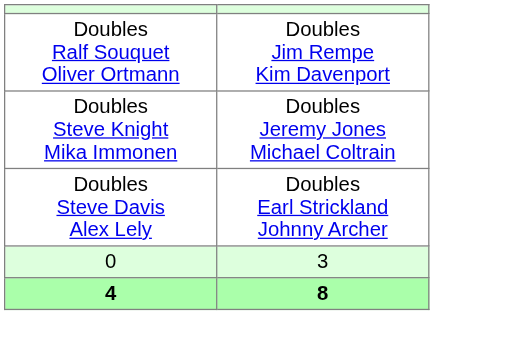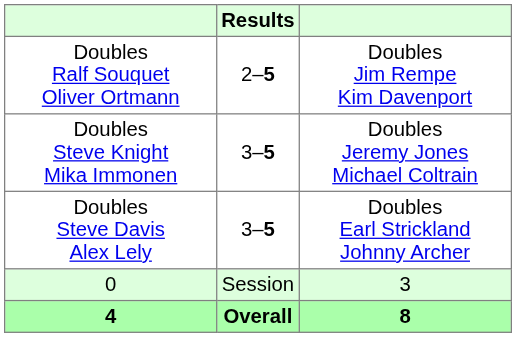+ column: (258, 20)
